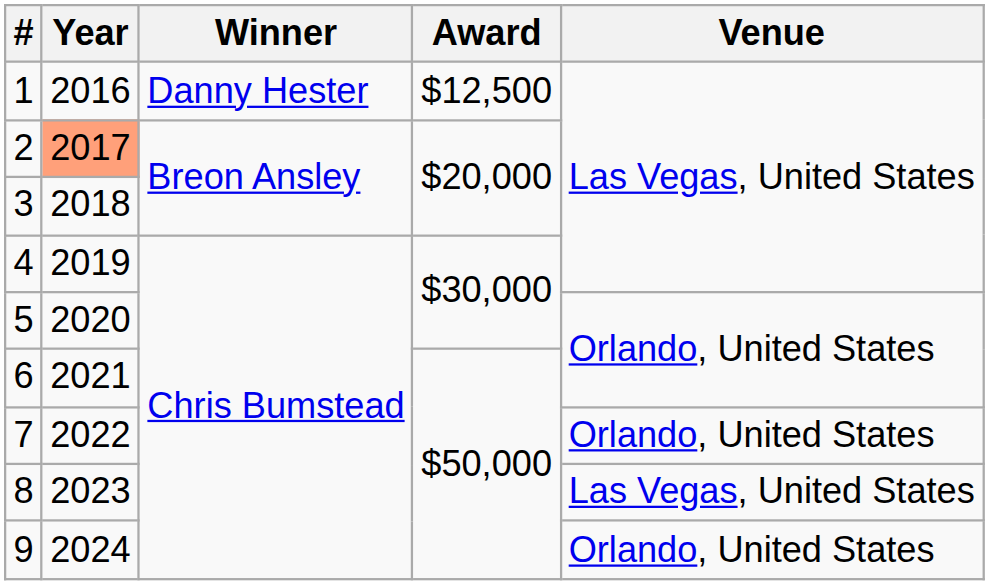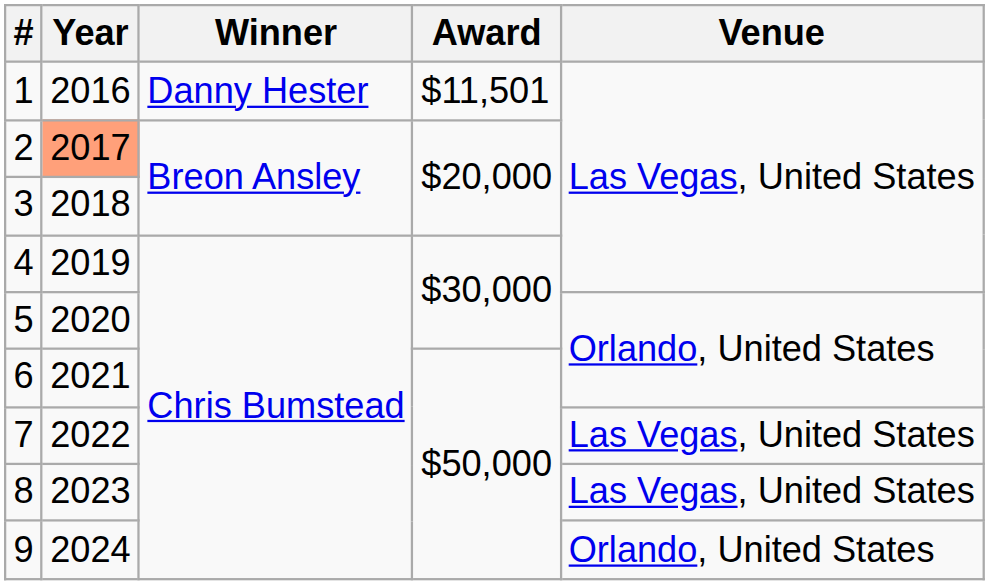(487, 90) $12,500 -> (485, 90) $11,501
(752, 434) Orlando, United States -> (772, 434) Las Vegas, United States
